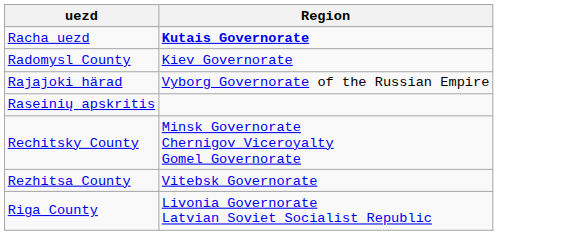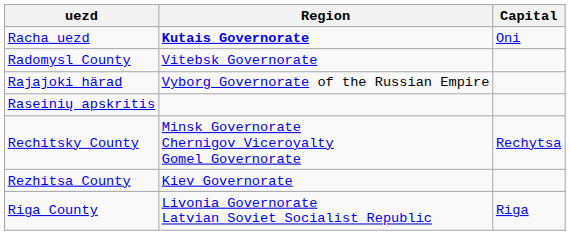+ column: (529, 16)
(227, 60) Kiev Governorate -> (240, 60) Vitebsk Governorate
(240, 181) Vitebsk Governorate -> (227, 181) Kiev Governorate
